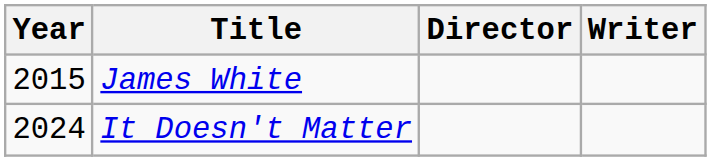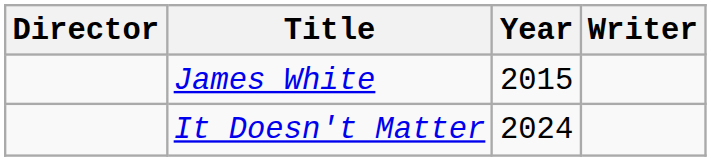columns swapped: (49, 30) <-> (500, 30)
